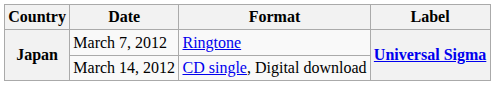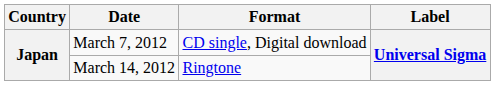(212, 42) Ringtone -> (274, 42) CD single, Digital download
(274, 67) CD single, Digital download -> (212, 67) Ringtone
